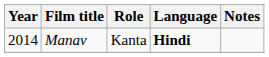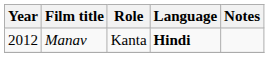(23, 40) 2014 -> (23, 40) 2012
